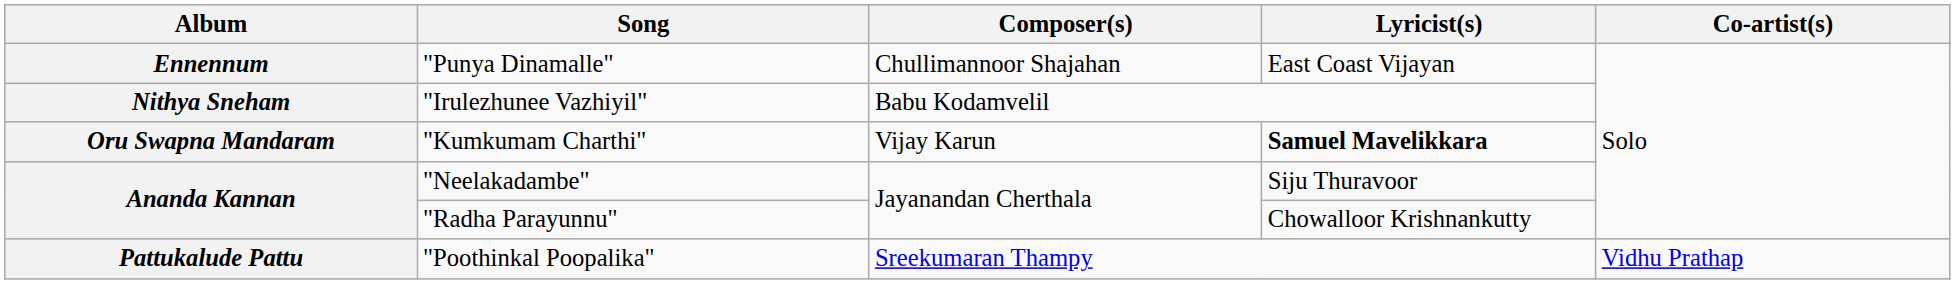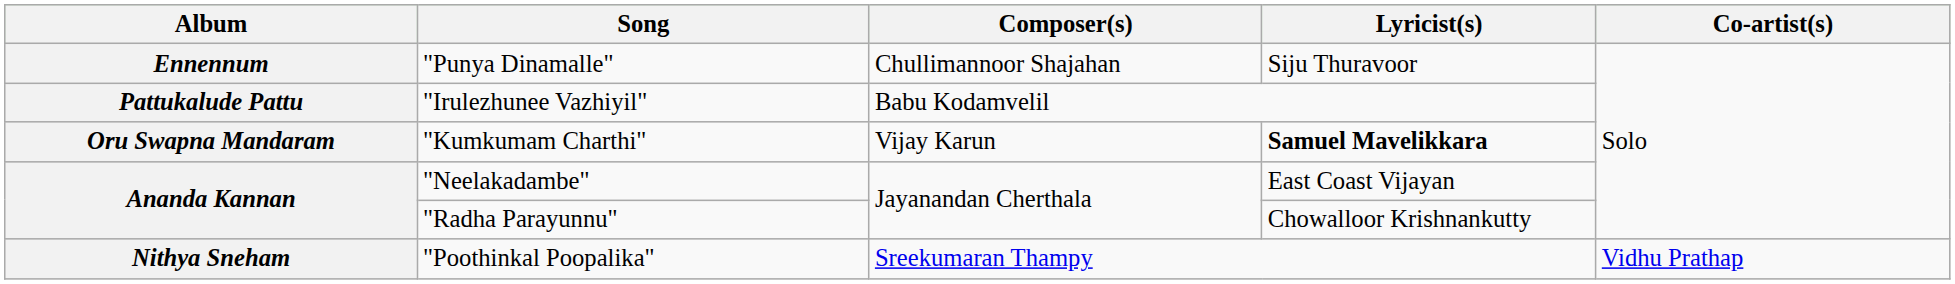(1361, 63) East Coast Vijayan -> (1343, 63) Siju Thuravoor
(211, 102) Nithya Sneham -> (211, 102) Pattukalude Pattu
(1343, 180) Siju Thuravoor -> (1361, 180) East Coast Vijayan
(211, 258) Pattukalude Pattu -> (211, 258) Nithya Sneham
